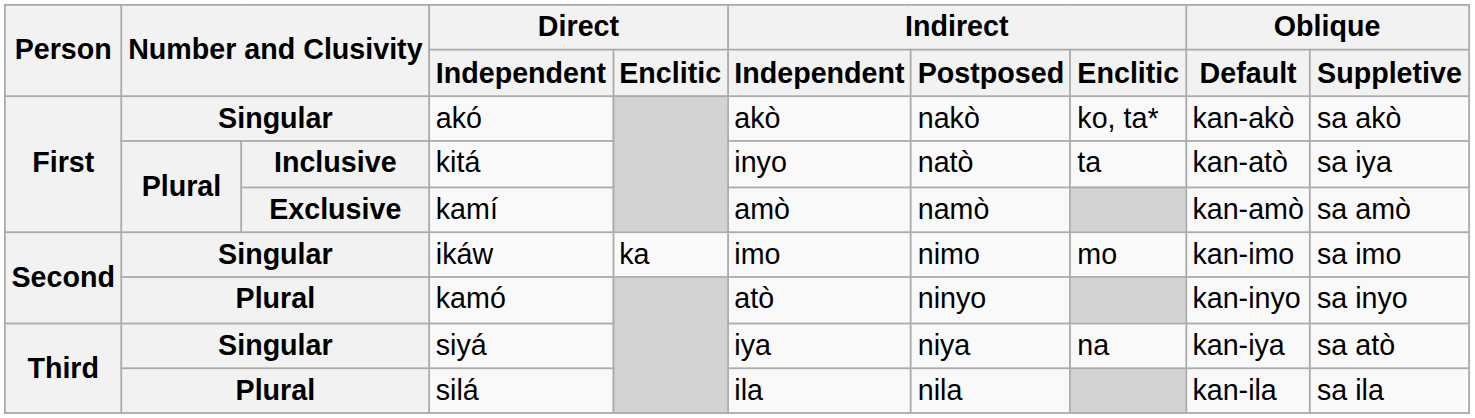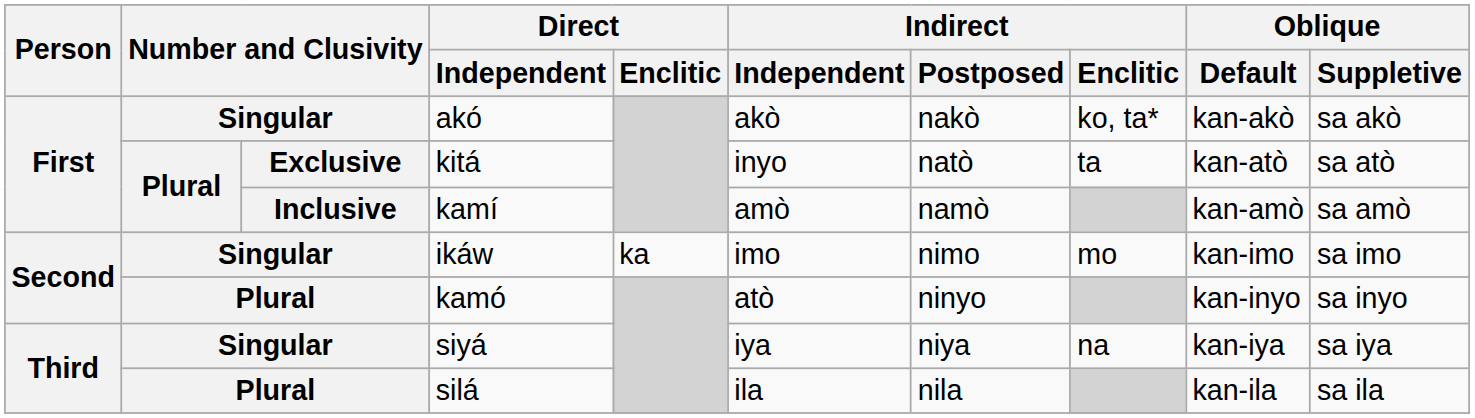(335, 163) Inclusive -> (335, 163) Exclusive
(1354, 163) sa iya -> (1356, 163) sa atò
(335, 208) Exclusive -> (335, 208) Inclusive
(1356, 345) sa atò -> (1354, 345) sa iya
